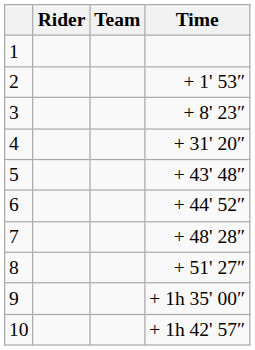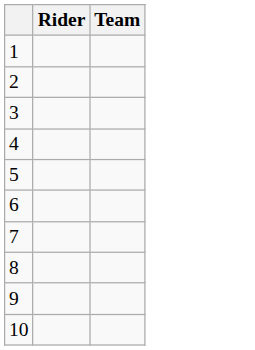- column: (197, 19)
